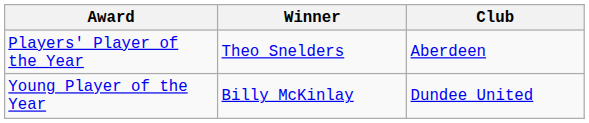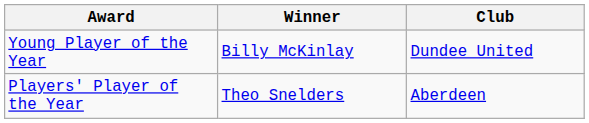rows swapped: (93, 52) <-> (98, 96)
